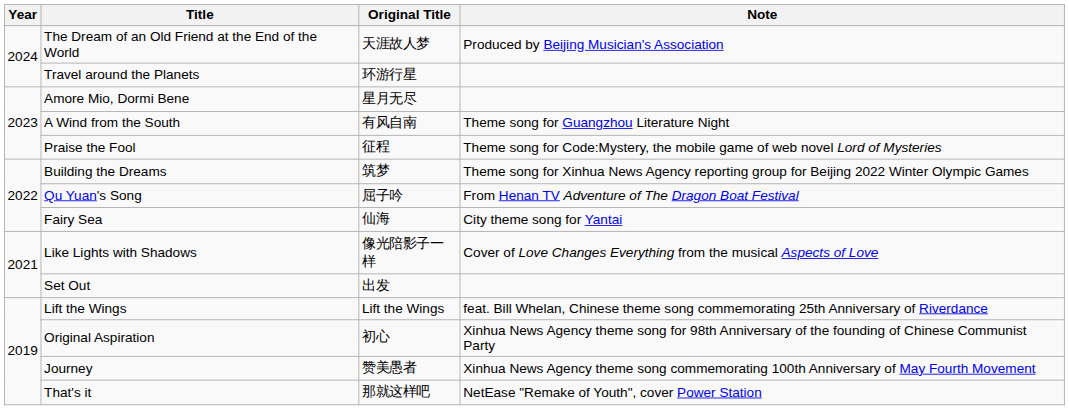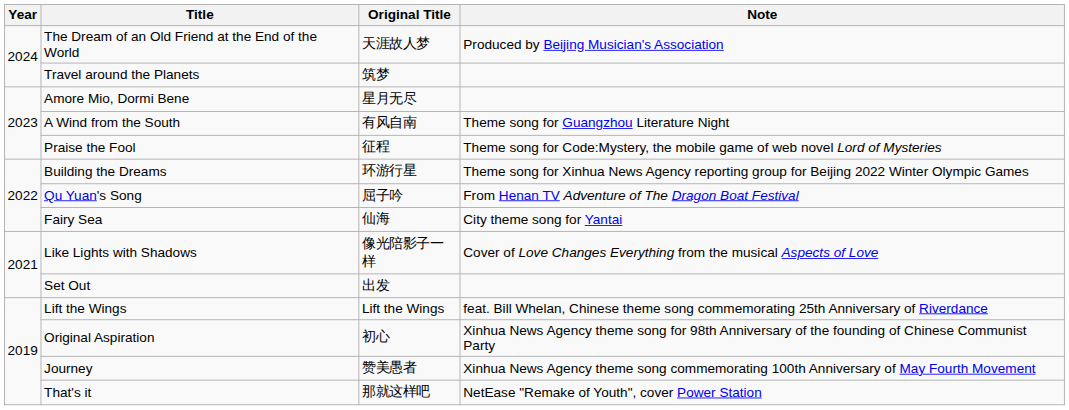(389, 74) 环游行星 -> (376, 74) 筑梦
(376, 171) 筑梦 -> (389, 171) 环游行星
